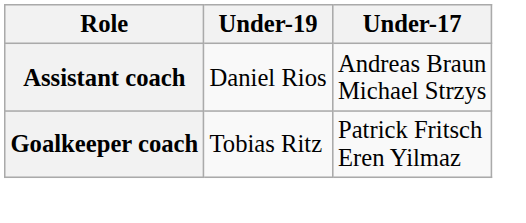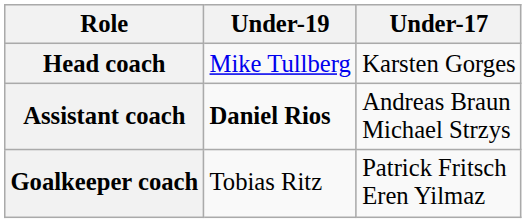+ row: (104, 63)
(268, 76) normal -> (270, 116) bold
